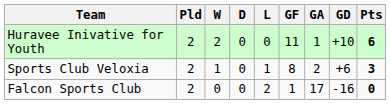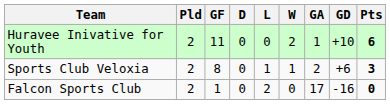columns swapped: (217, 15) <-> (292, 15)
